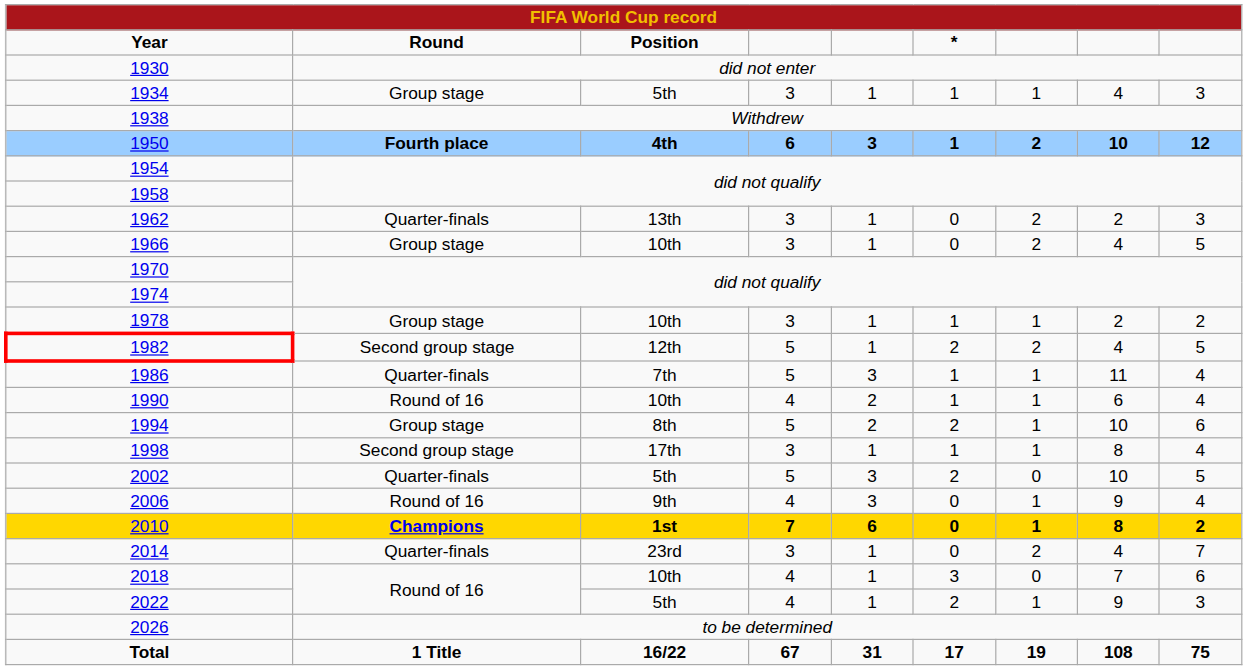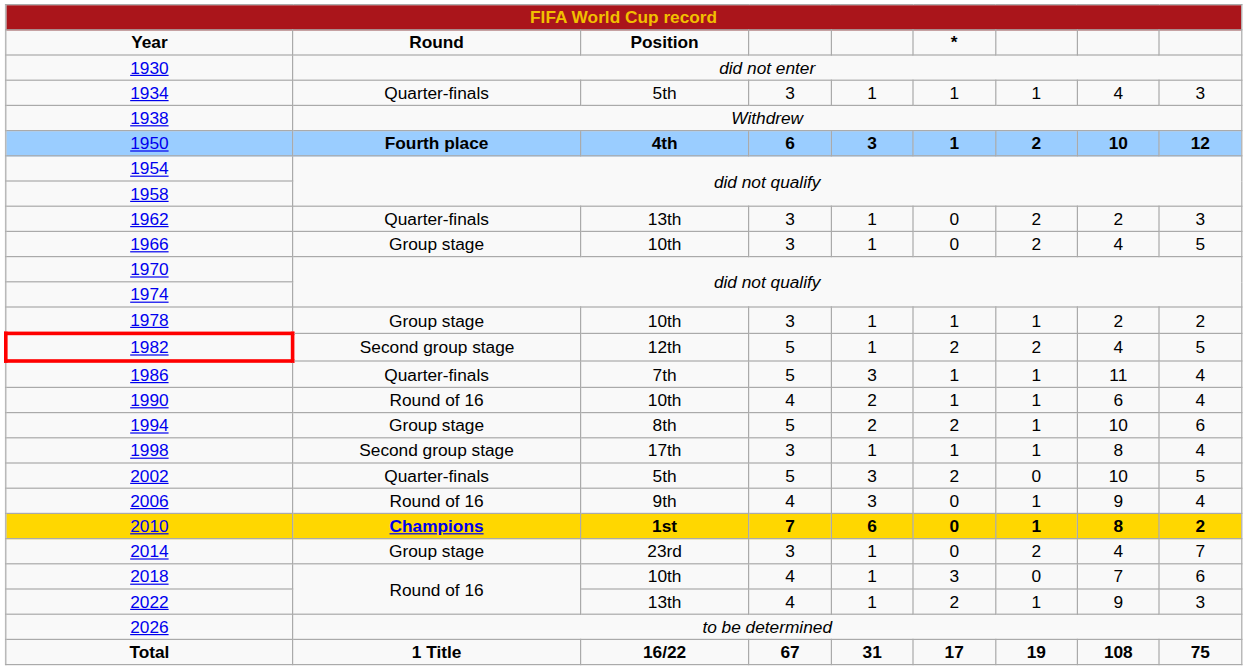(437, 93) Group stage -> (437, 93) Quarter-finals
(437, 551) Quarter-finals -> (437, 551) Group stage
(665, 602) 5th -> (665, 602) 13th
